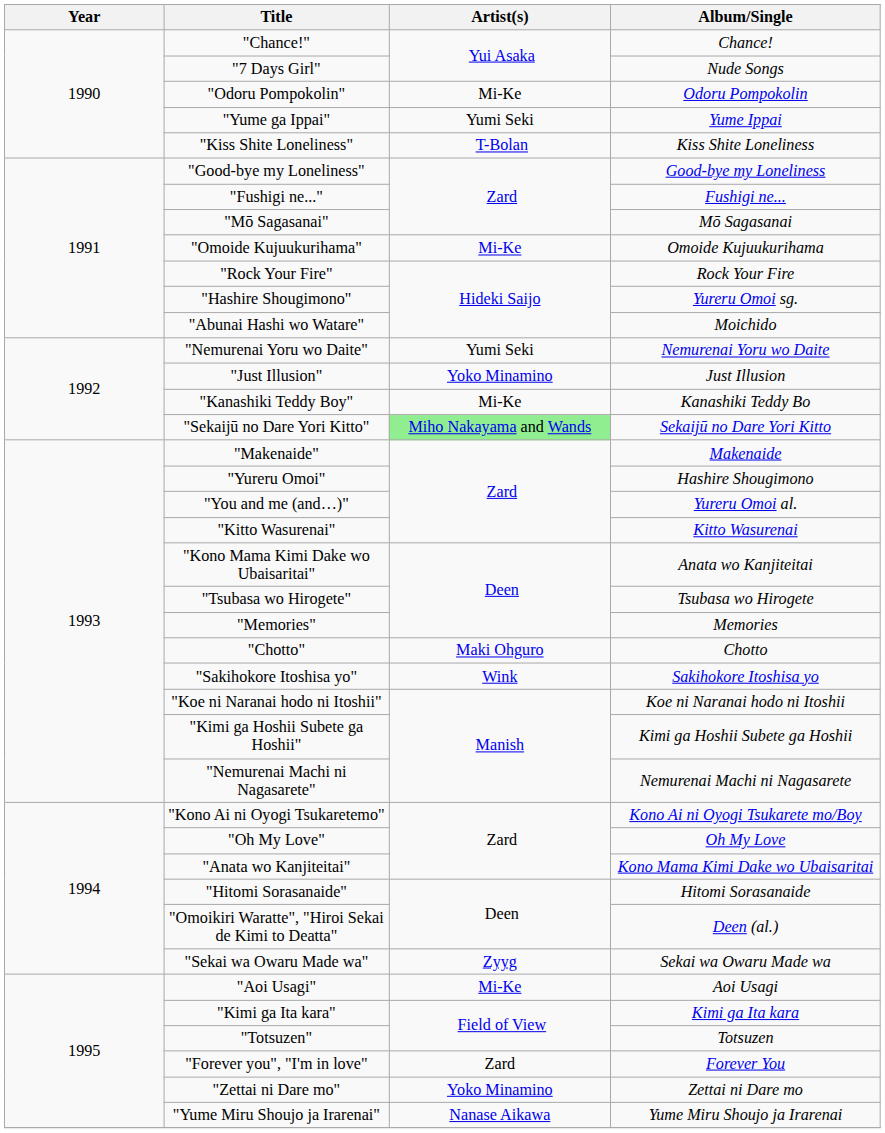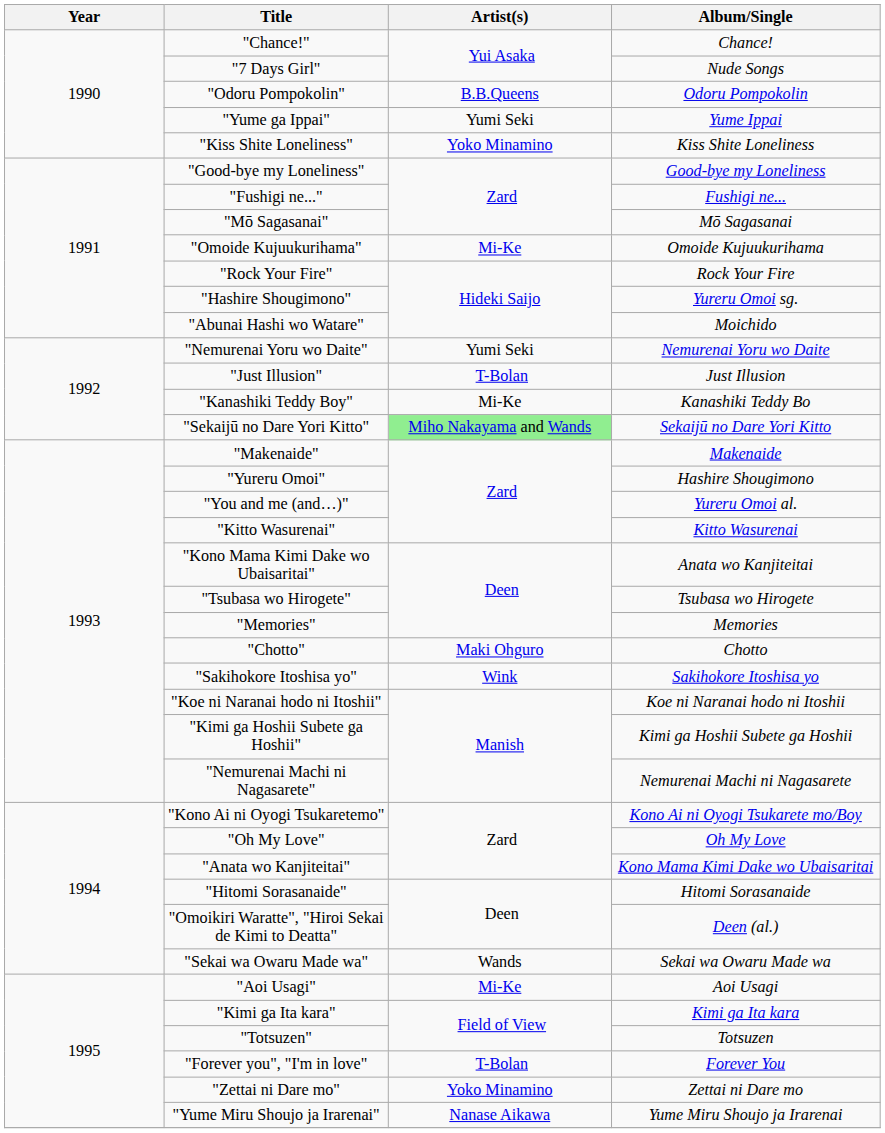(500, 94) Mi-Ke -> (500, 94) B.B.Queens
(500, 145) T-Bolan -> (500, 145) Yoko Minamino
(500, 376) Yoko Minamino -> (500, 376) T-Bolan
(500, 961) Zyyg -> (500, 961) Wands
(500, 1063) Zard -> (500, 1063) T-Bolan
